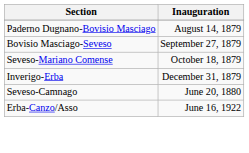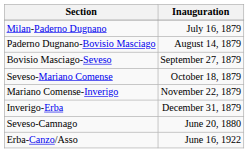+ row: (57, 28)
+ row: (62, 92)
